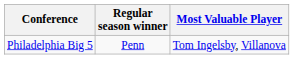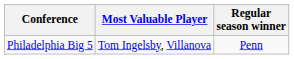columns swapped: (133, 20) <-> (229, 20)
